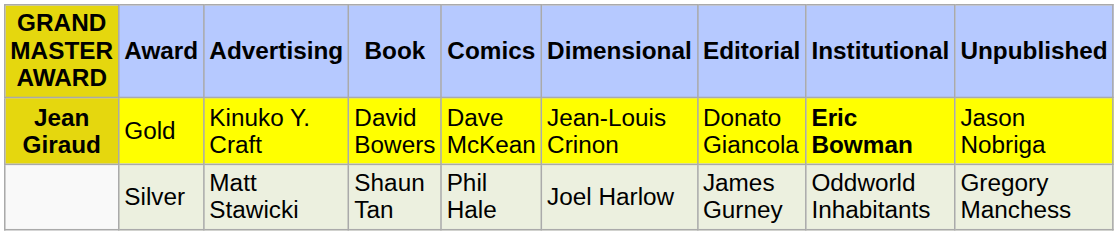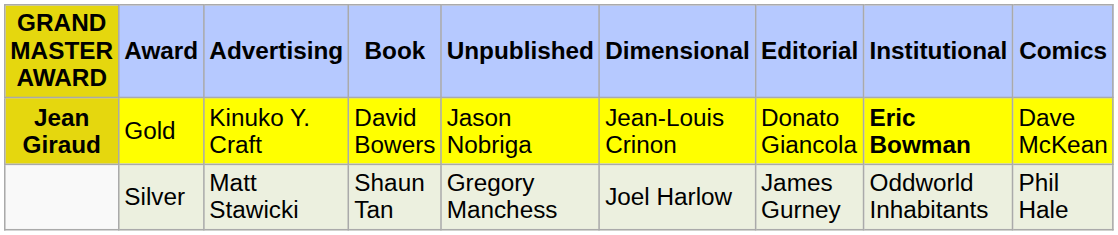columns swapped: (491, 51) <-> (1034, 51)
